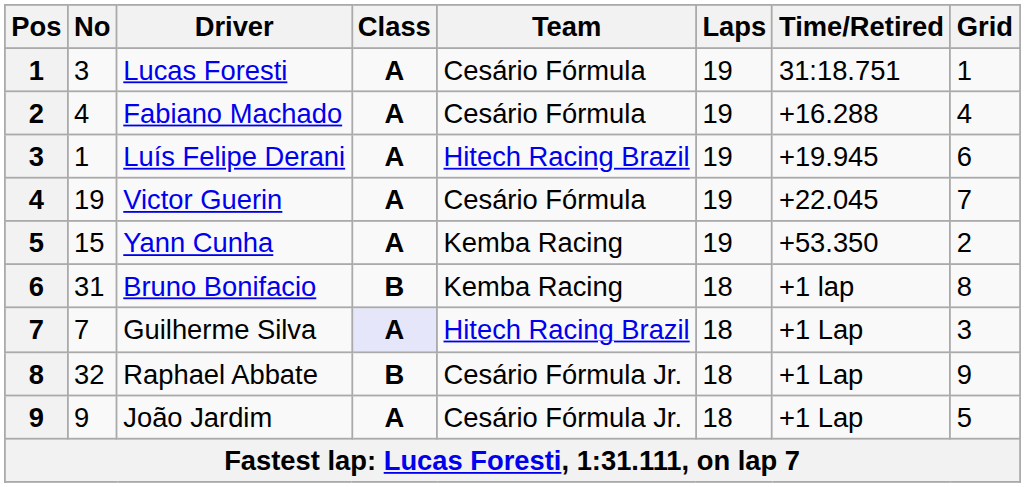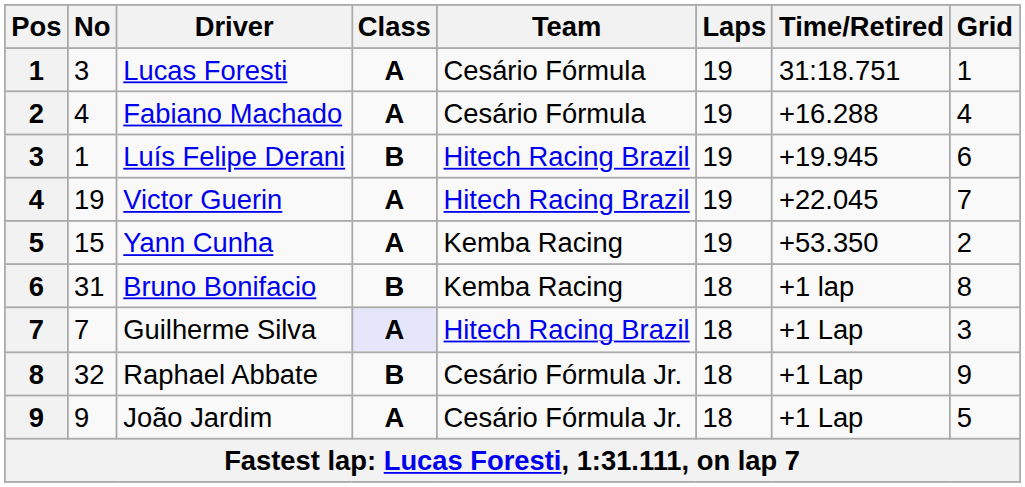(394, 157) A -> (394, 157) B
(545, 200) Cesário Fórmula -> (567, 200) Hitech Racing Brazil
